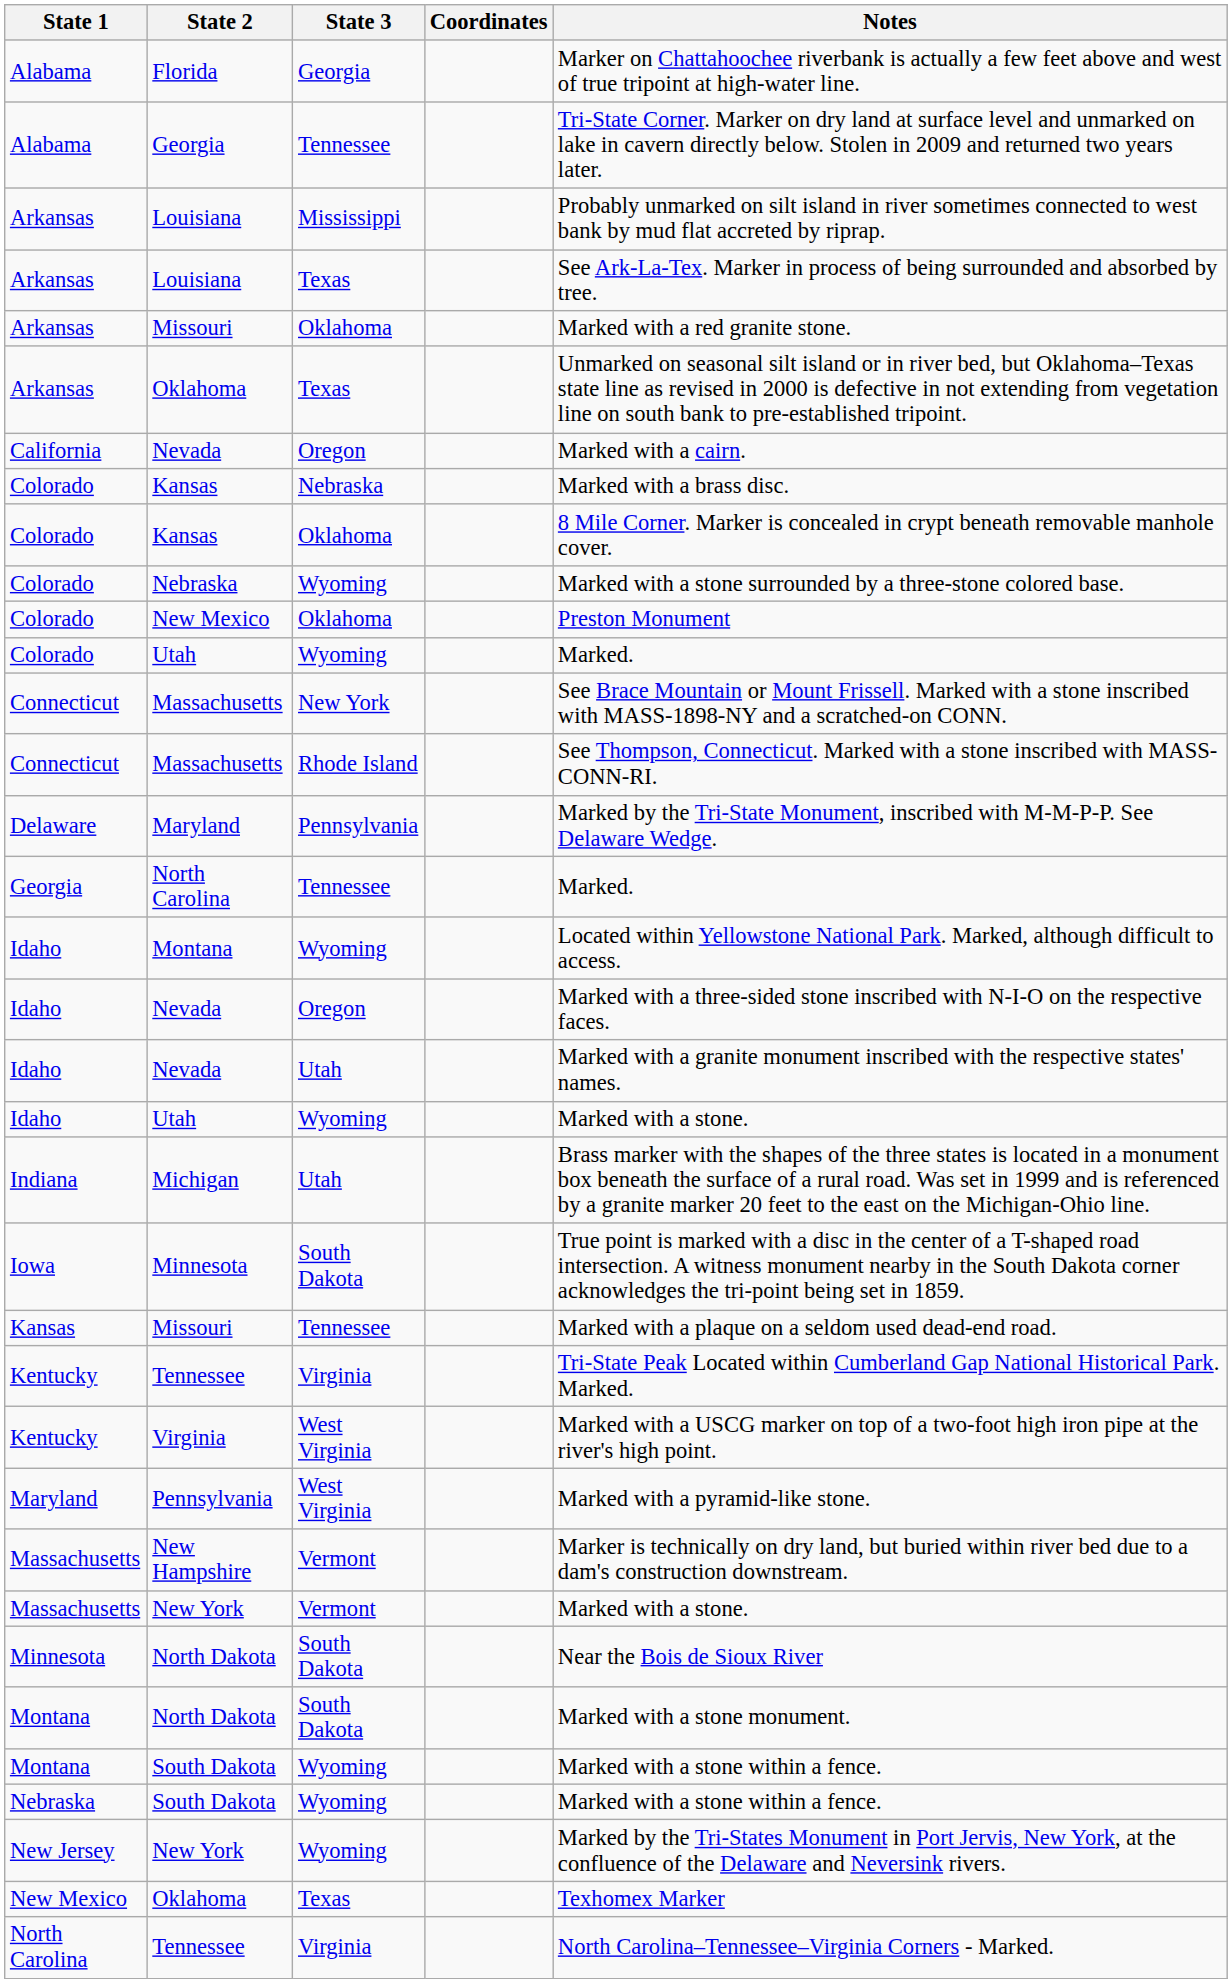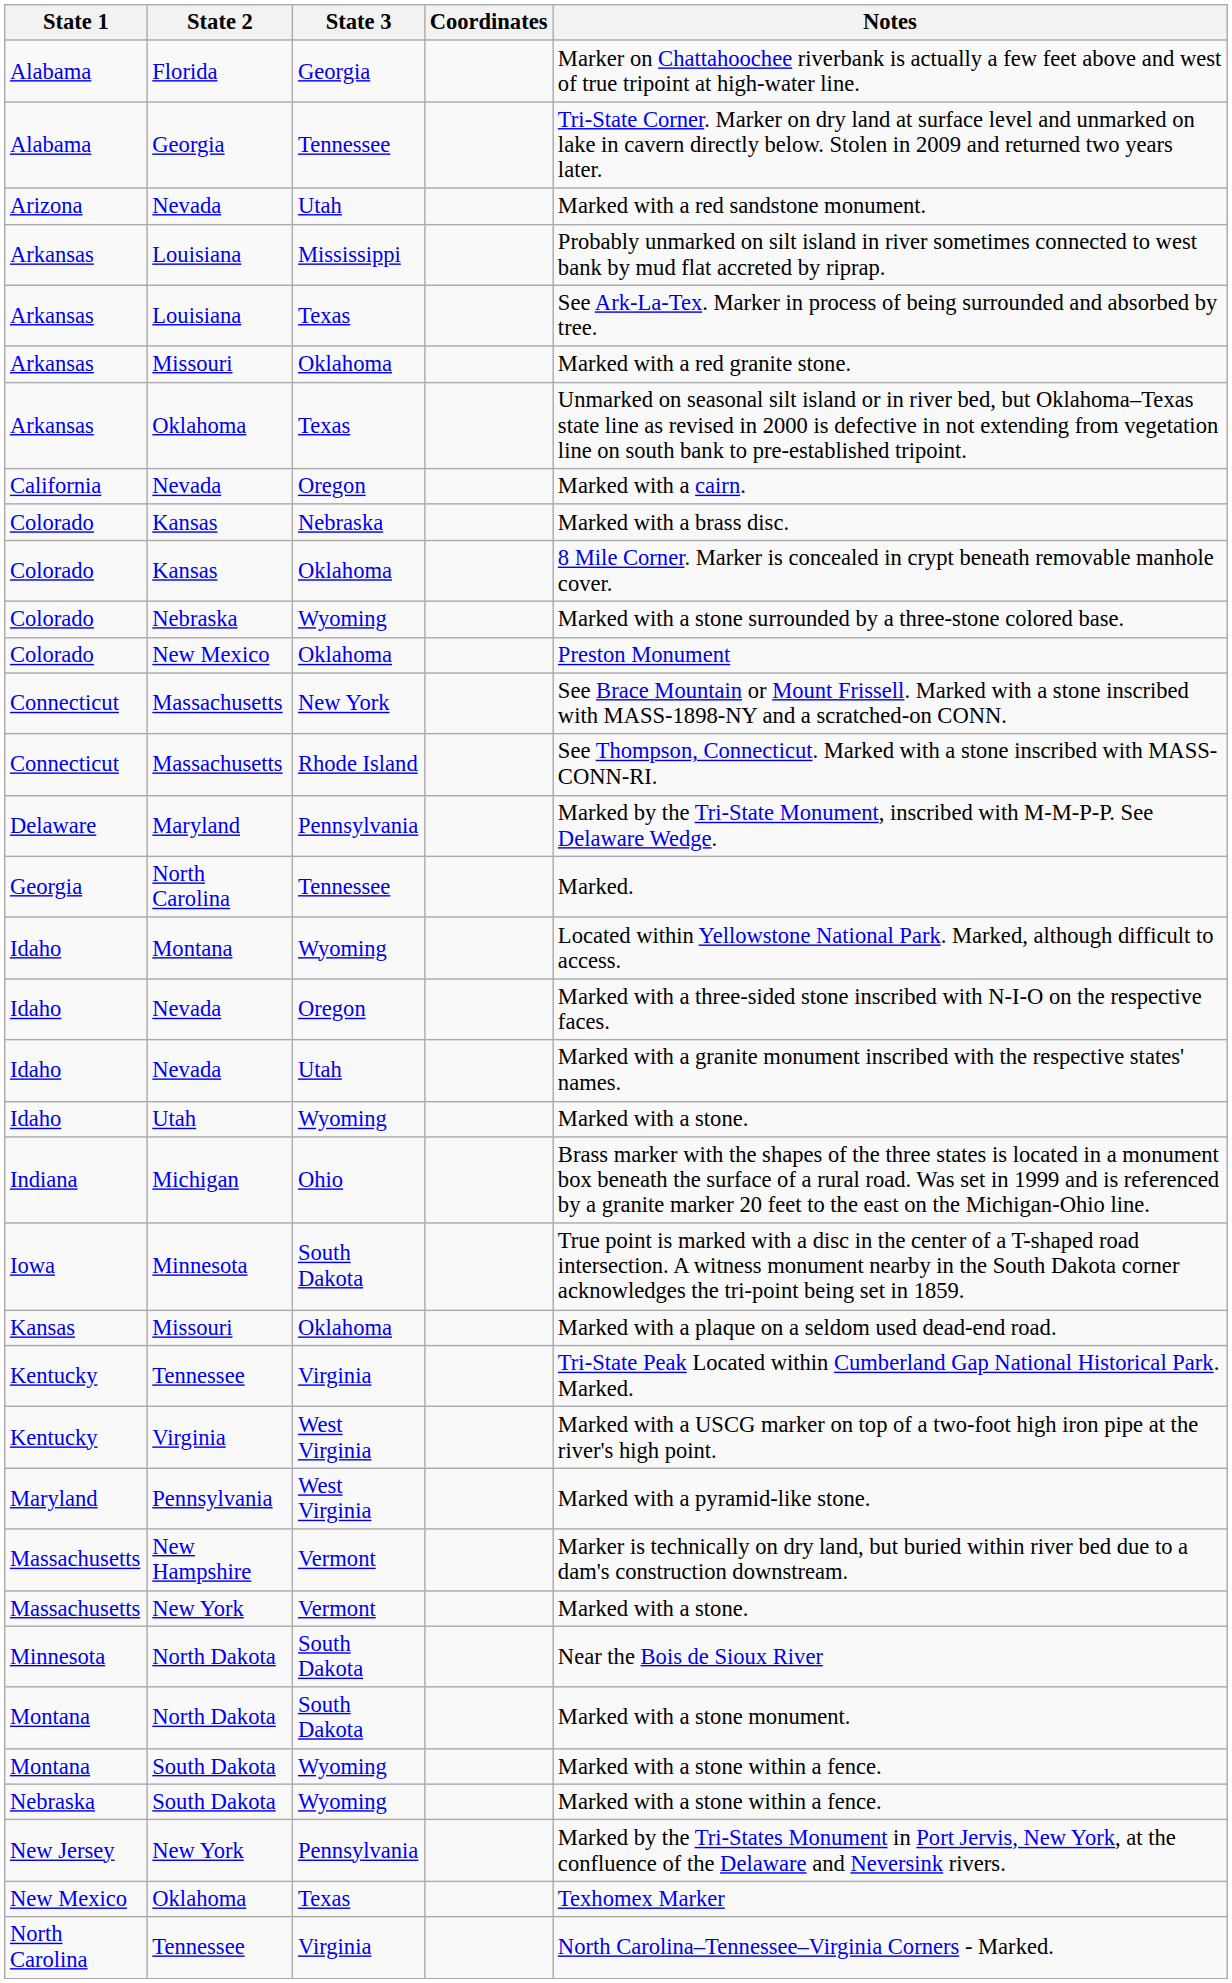+ row: (46, 205)
- row: (52, 654)
(320, 1179) Utah -> (321, 1179) Ohio
(344, 1327) Tennessee -> (345, 1327) Oklahoma
(342, 1850) Wyoming -> (358, 1850) Pennsylvania
